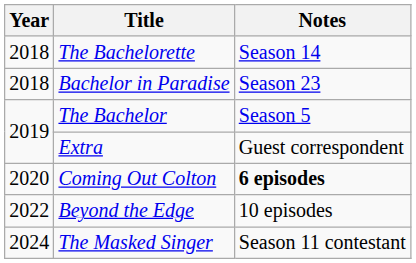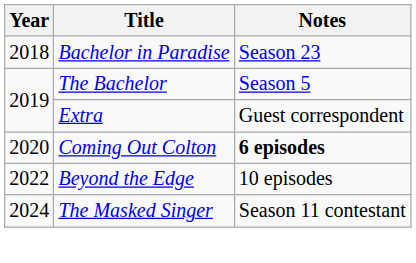- row: (127, 52)
